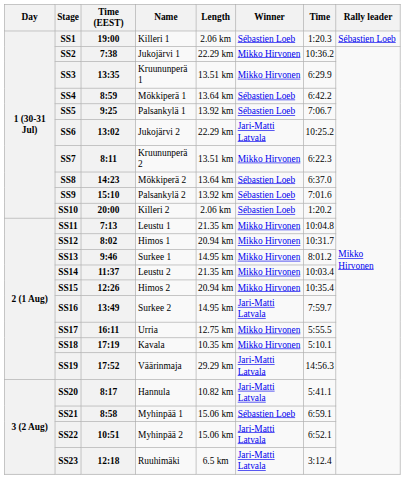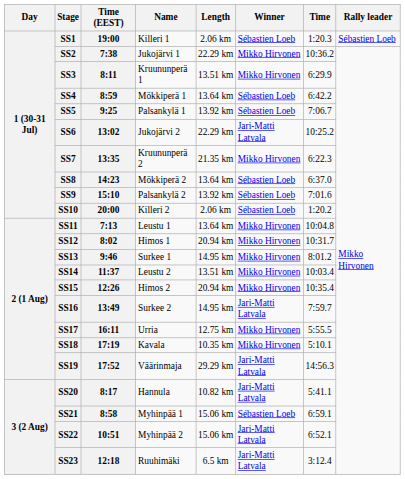(109, 75) 13:35 -> (109, 75) 8:11
(109, 159) 8:11 -> (109, 159) 13:35
(216, 159) 13.51 km -> (216, 159) 21.35 km
(216, 226) 21.35 km -> (216, 226) 13.64 km
(216, 272) 21.35 km -> (216, 272) 13.51 km
